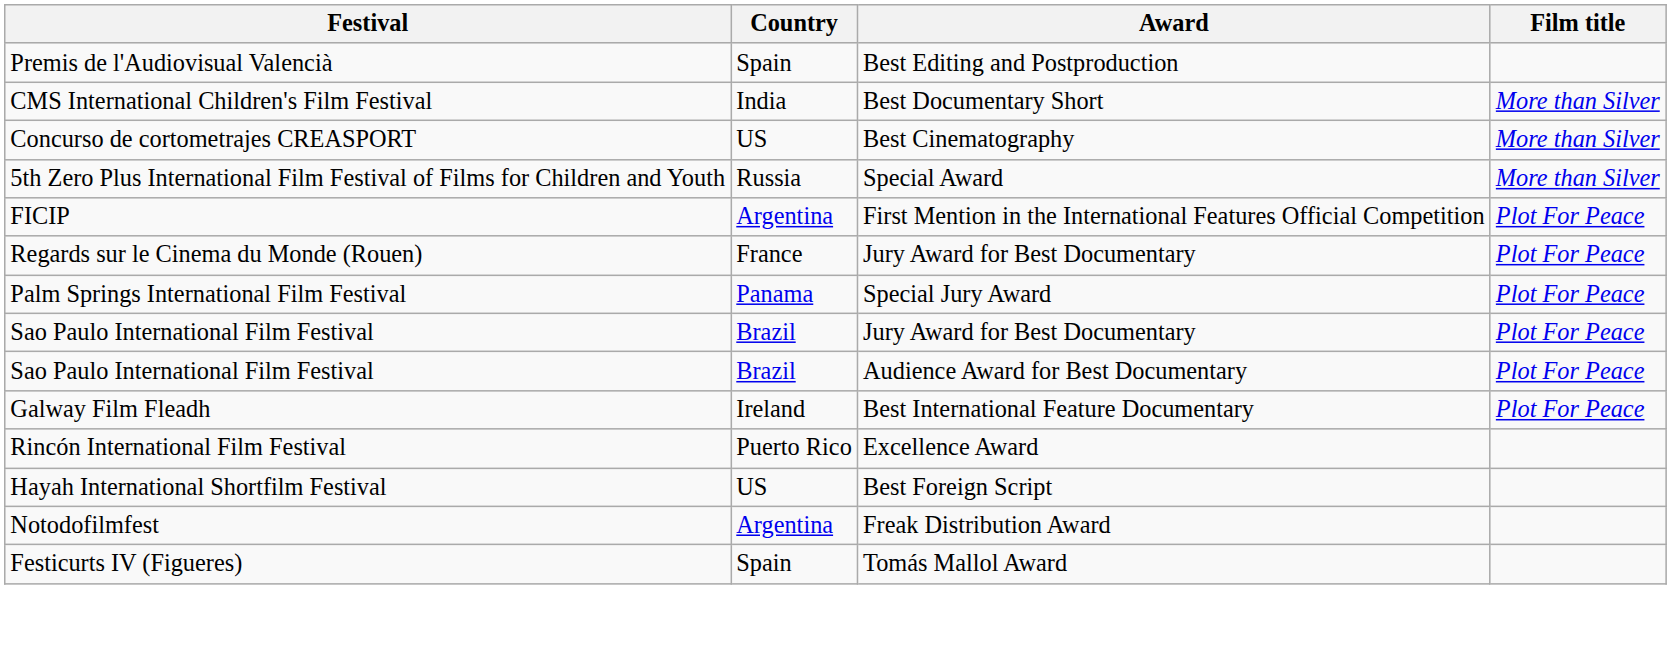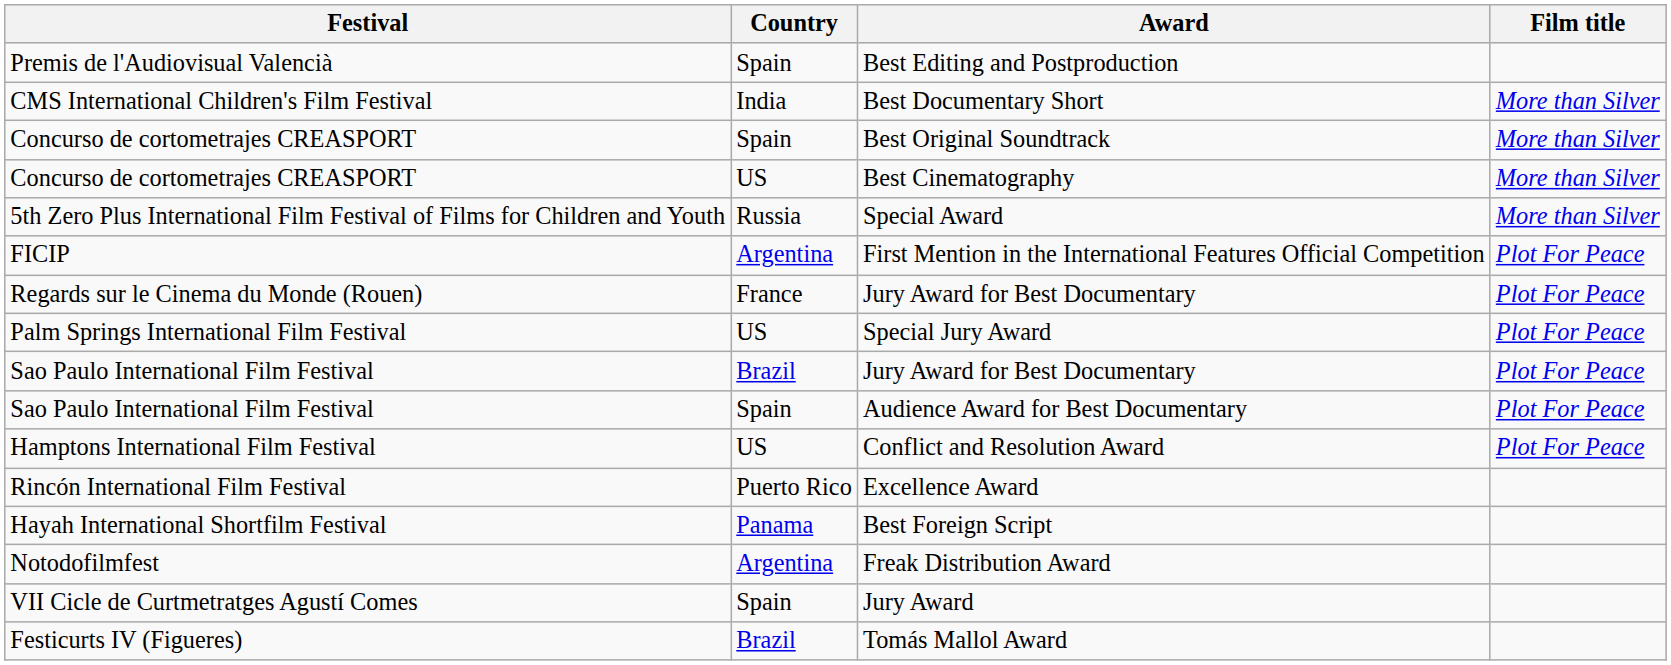+ row: (213, 139)
(775, 293) Panama -> (752, 332) US
(766, 370) Brazil -> (764, 409) Spain
+ row: (193, 448)
- row: (110, 409)
(752, 486) US -> (775, 525) Panama
+ row: (214, 602)
(764, 563) Spain -> (766, 640) Brazil
